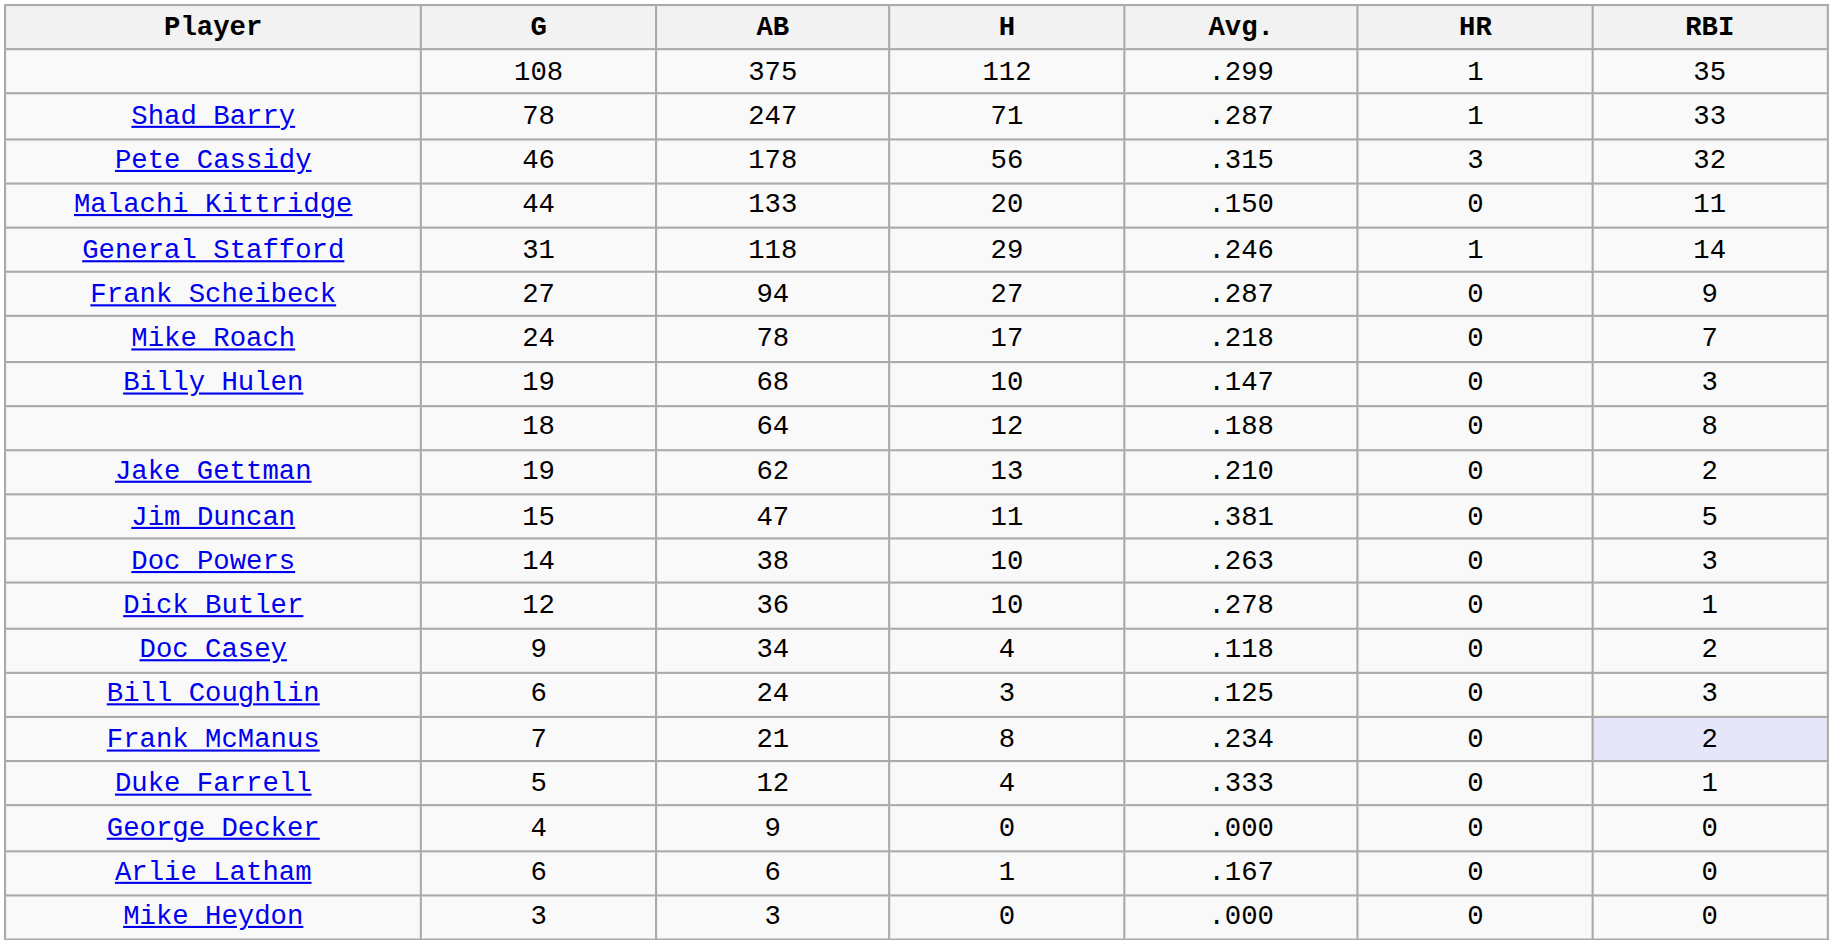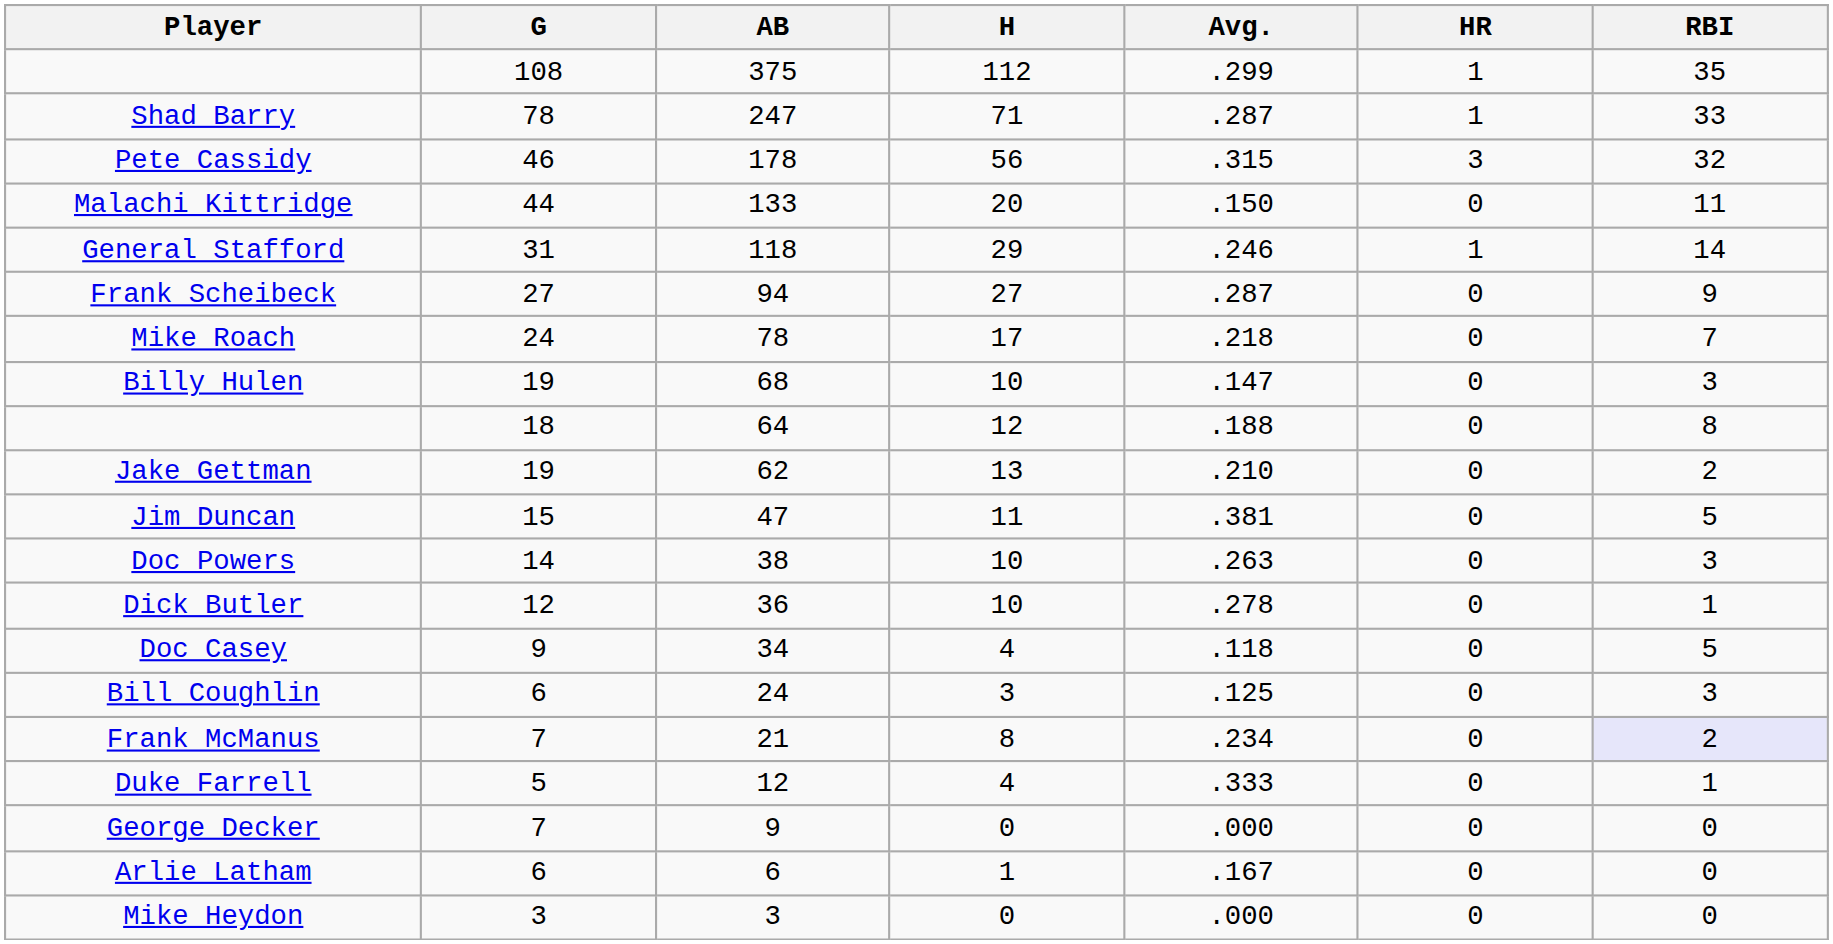(1710, 650) 2 -> (1710, 650) 5
(539, 828) 4 -> (539, 828) 7
